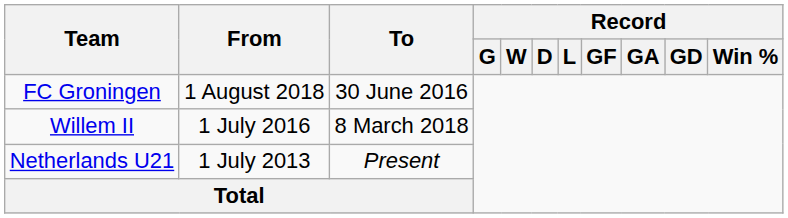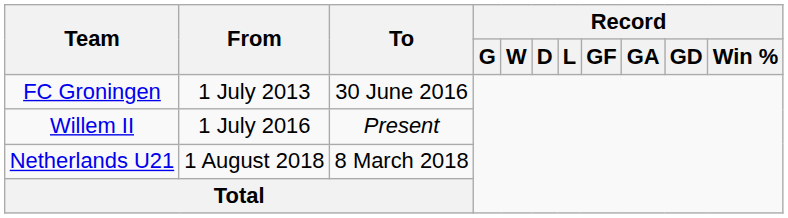(254, 91) 1 August 2018 -> (254, 91) 1 July 2013
(402, 126) 8 March 2018 -> (402, 126) Present
(254, 160) 1 July 2013 -> (254, 160) 1 August 2018
(402, 160) Present -> (402, 160) 8 March 2018
